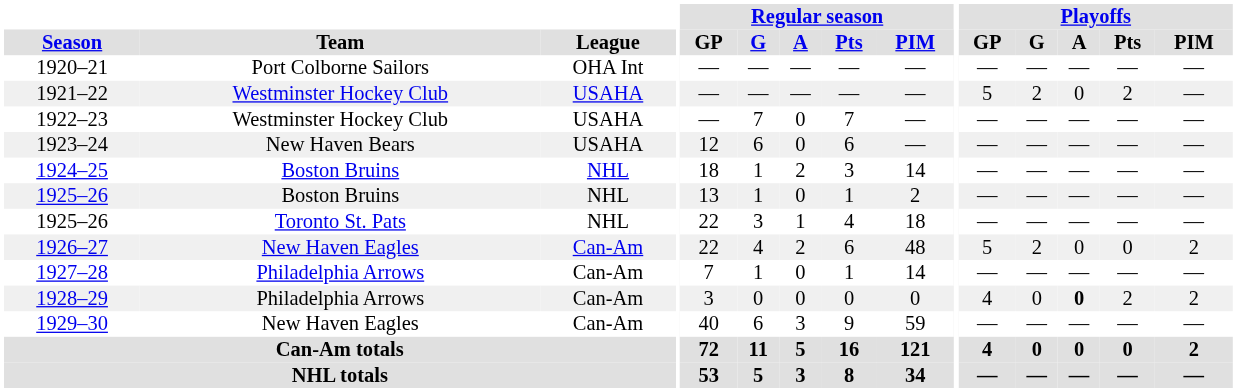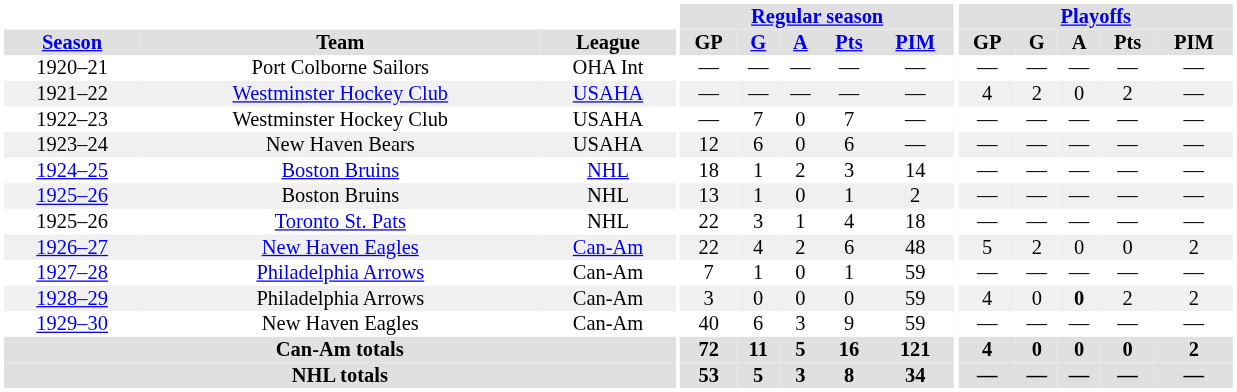(987, 93) 5 -> (987, 93) 4
(915, 272) 14 -> (915, 272) 59
(915, 298) 0 -> (915, 298) 59
